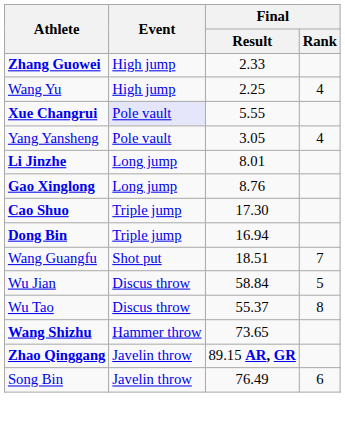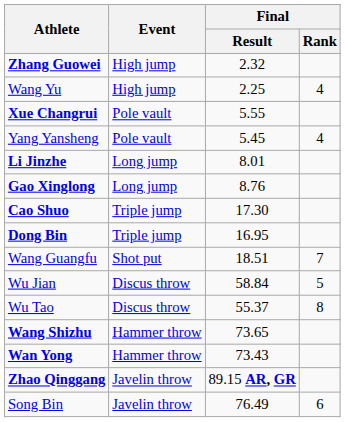(252, 65) 2.33 -> (252, 65) 2.32
(142, 113) lavender background -> (142, 113) no background
(252, 138) 3.05 -> (252, 138) 5.45
(252, 235) 16.94 -> (252, 235) 16.95
+ row: (40, 356)
